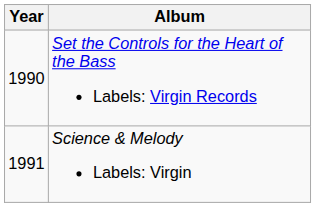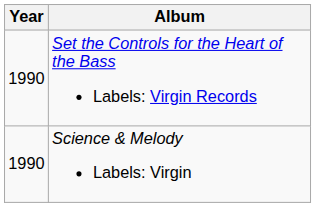(26, 164) 1991 -> (26, 164) 1990
